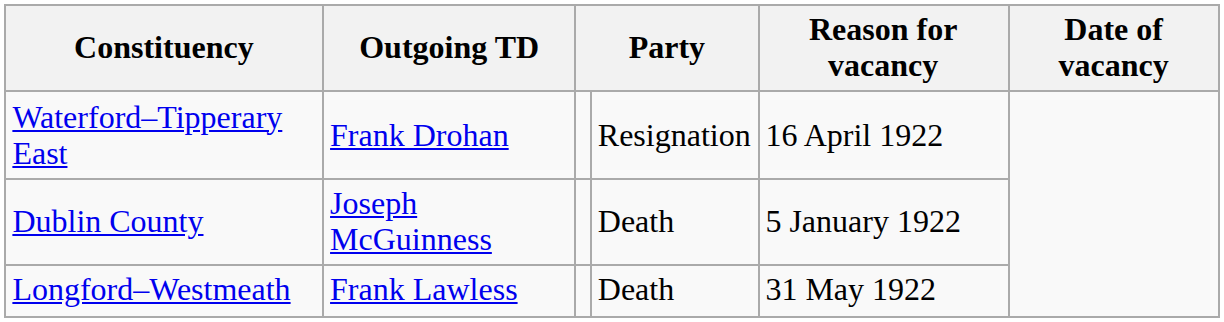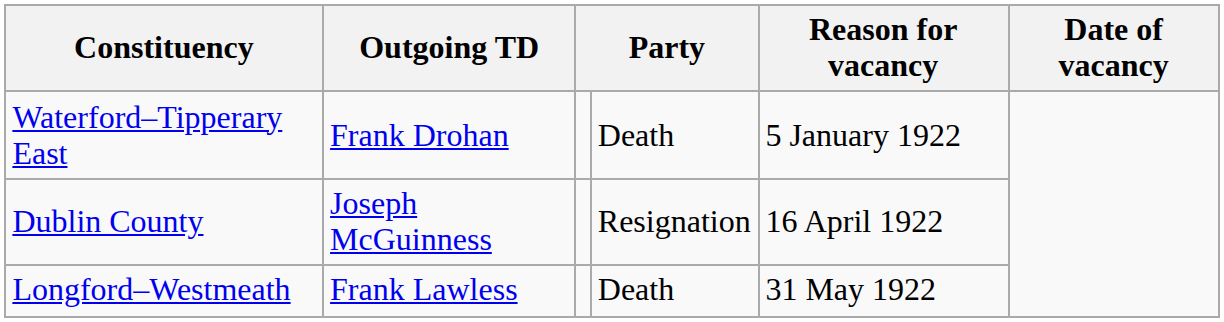(674, 134) Resignation -> (636, 134) Death
(854, 134) 16 April 1922 -> (863, 134) 5 January 1922
(636, 221) Death -> (674, 221) Resignation
(863, 221) 5 January 1922 -> (854, 221) 16 April 1922
